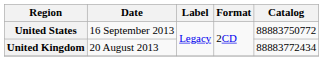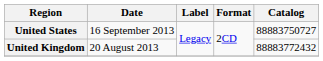(286, 30) 88883750772 -> (286, 30) 88883750727
(286, 47) 88883772434 -> (286, 47) 88883772432
